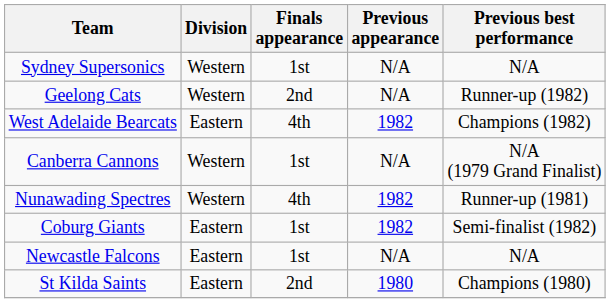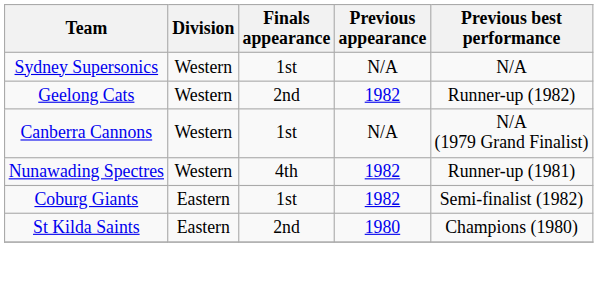(395, 94) N/A -> (382, 94) 1982
- row: (93, 123)
- row: (93, 255)
